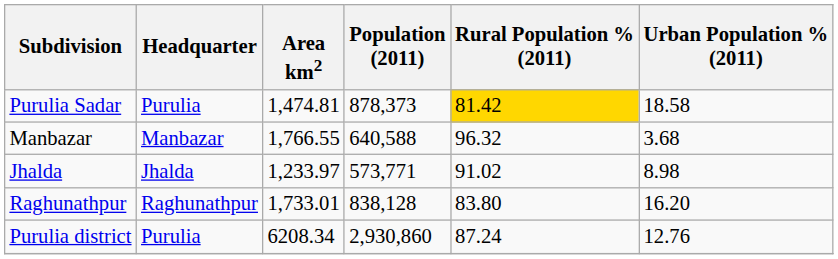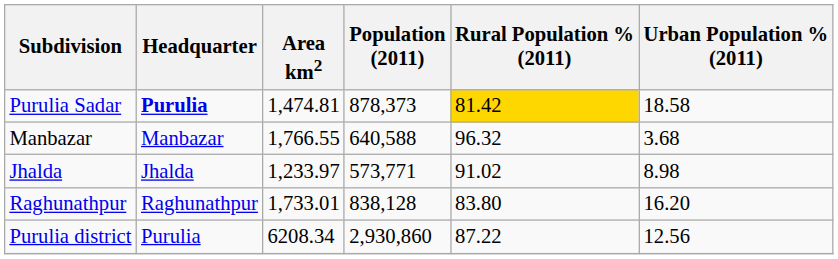(171, 105) normal -> (174, 105) bold
(478, 236) 87.24 -> (478, 236) 87.22
(667, 236) 12.76 -> (667, 236) 12.56
